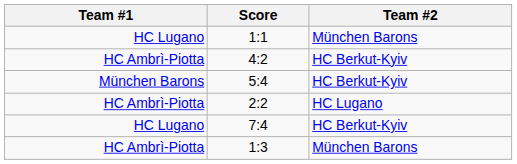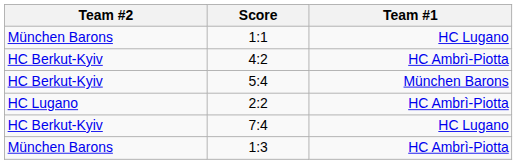columns swapped: (106, 15) <-> (410, 15)
